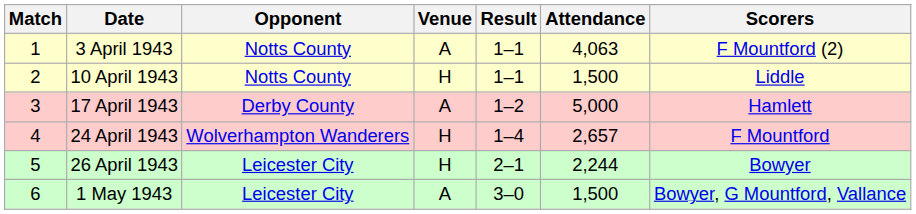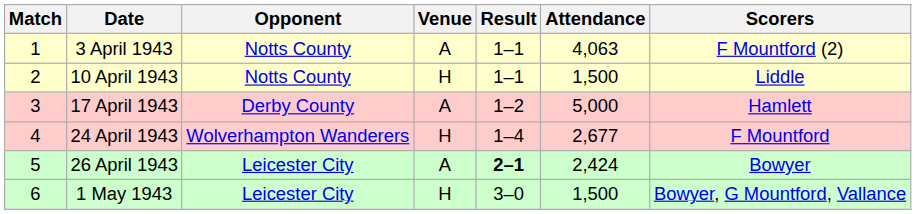(595, 135) 2,657 -> (595, 135) 2,677
(445, 164) H -> (445, 164) A
(509, 164) normal -> (509, 164) bold
(595, 164) 2,244 -> (595, 164) 2,424
(445, 194) A -> (445, 194) H
